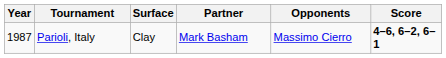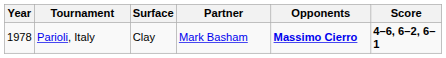(19, 37) 1987 -> (19, 37) 1978
(313, 37) normal -> (315, 37) bold
